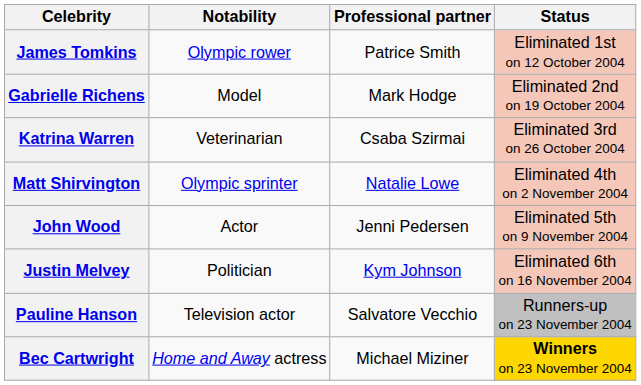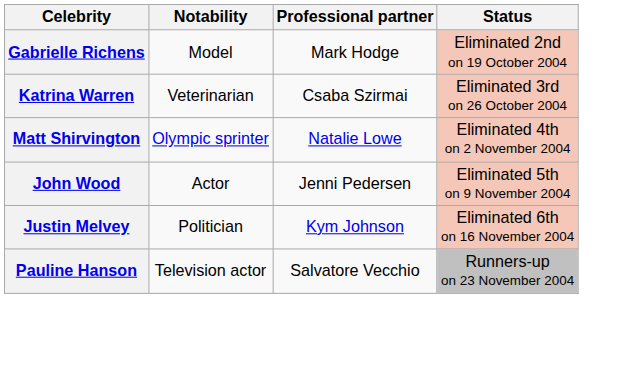- row: (76, 52)
- row: (76, 358)
